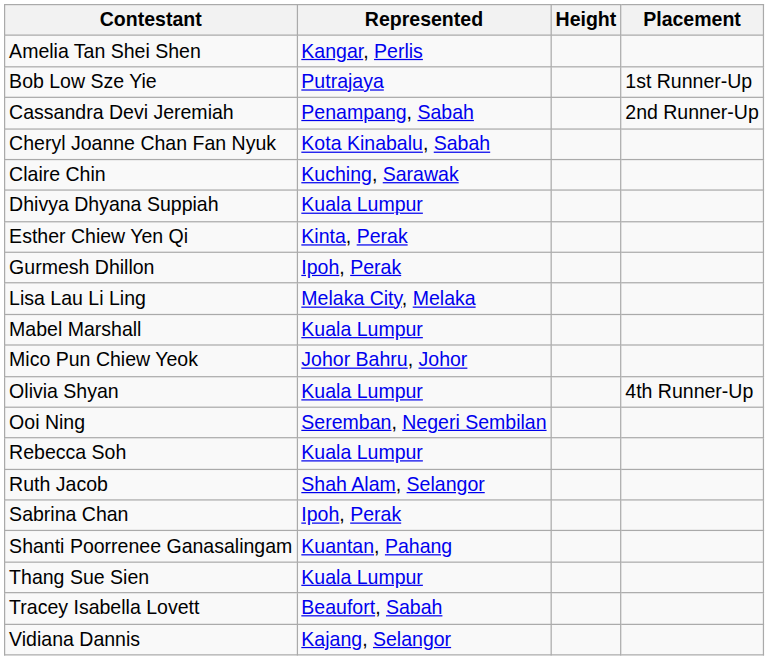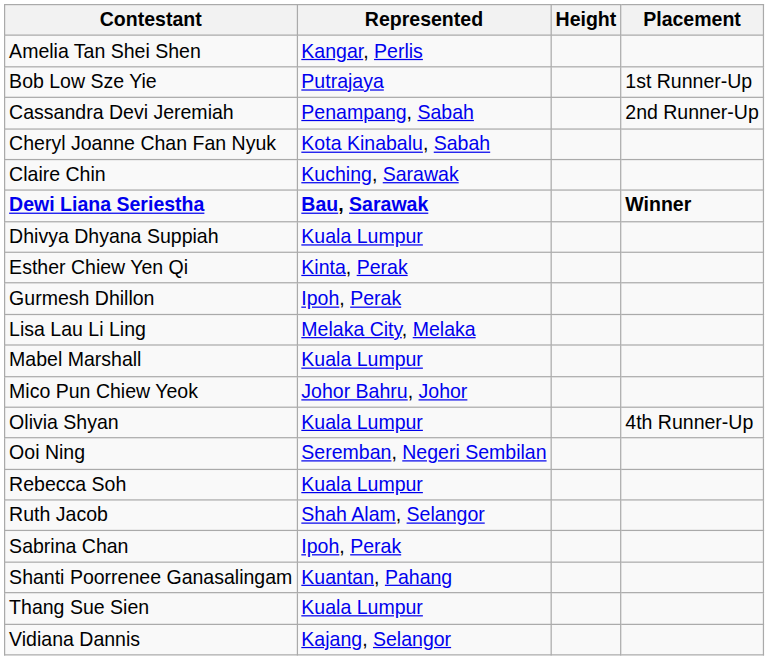+ row: (107, 205)
- row: (104, 608)
